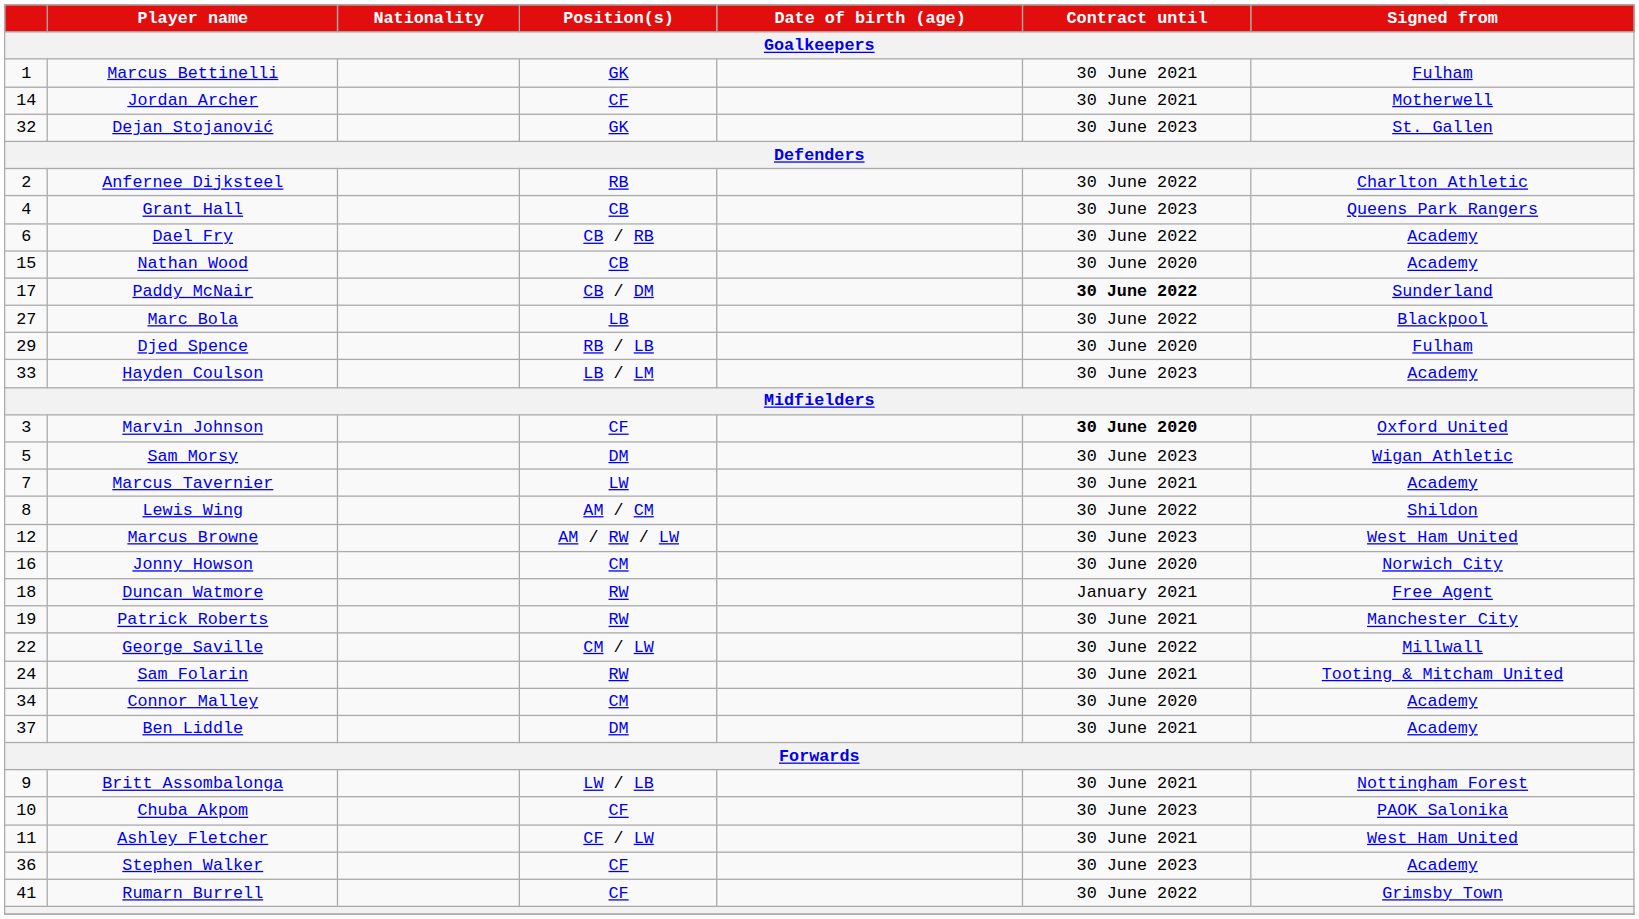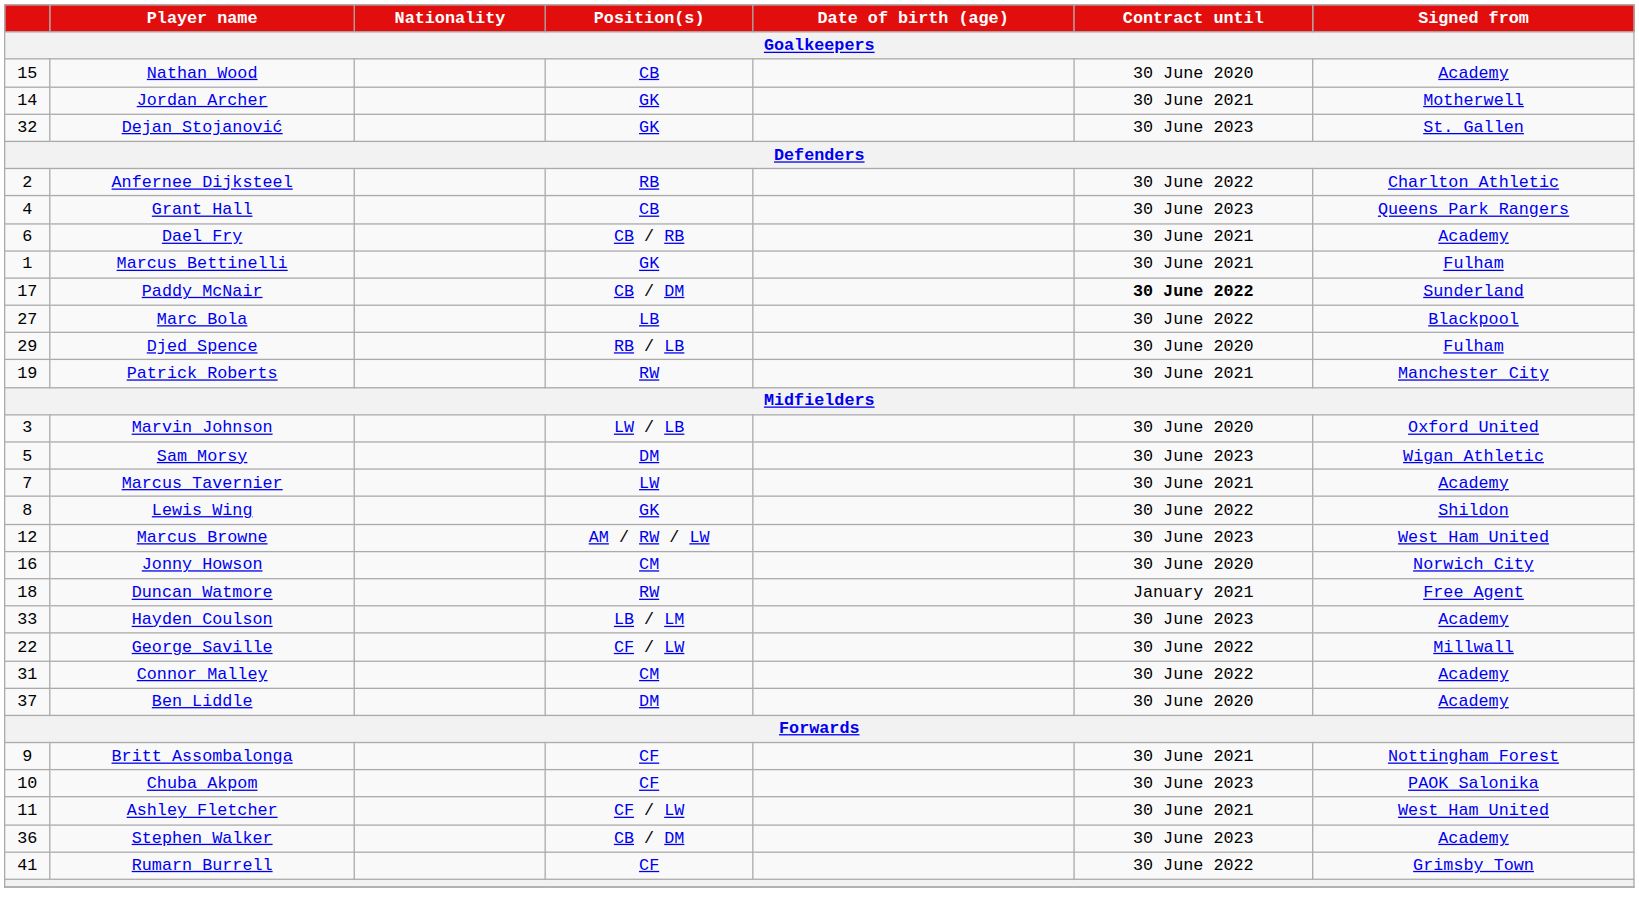rows swapped: (193, 73) <-> (193, 264)
(619, 100) CF -> (649, 100) GK
(1137, 237) 30 June 2022 -> (1193, 237) 30 June 2021
rows swapped: (193, 374) <-> (193, 620)
(619, 428) CF -> (649, 428) LW / LB
(1137, 428) bold -> (1193, 428) normal
(619, 510) AM / CM -> (649, 510) GK
(619, 647) CM / LW -> (649, 647) CF / LW
- row: (193, 674)
(26, 702) 34 -> (27, 674) 31
(1137, 702) 30 June 2020 -> (1193, 674) 30 June 2022
(1137, 729) 30 June 2021 -> (1193, 702) 30 June 2020
(619, 784) LW / LB -> (649, 756) CF
(619, 866) CF -> (649, 838) CB / DM
